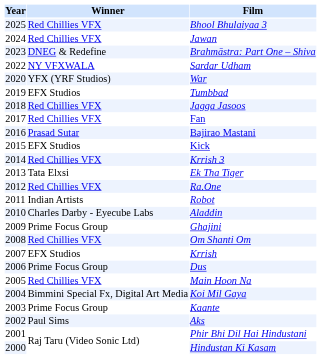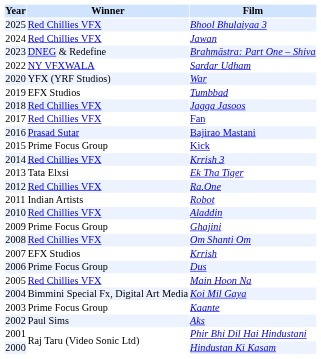(54, 146) EFX Studios -> (68, 146) Prime Focus Group
(91, 213) Charles Darby - Eyecube Labs -> (65, 213) Red Chillies VFX
